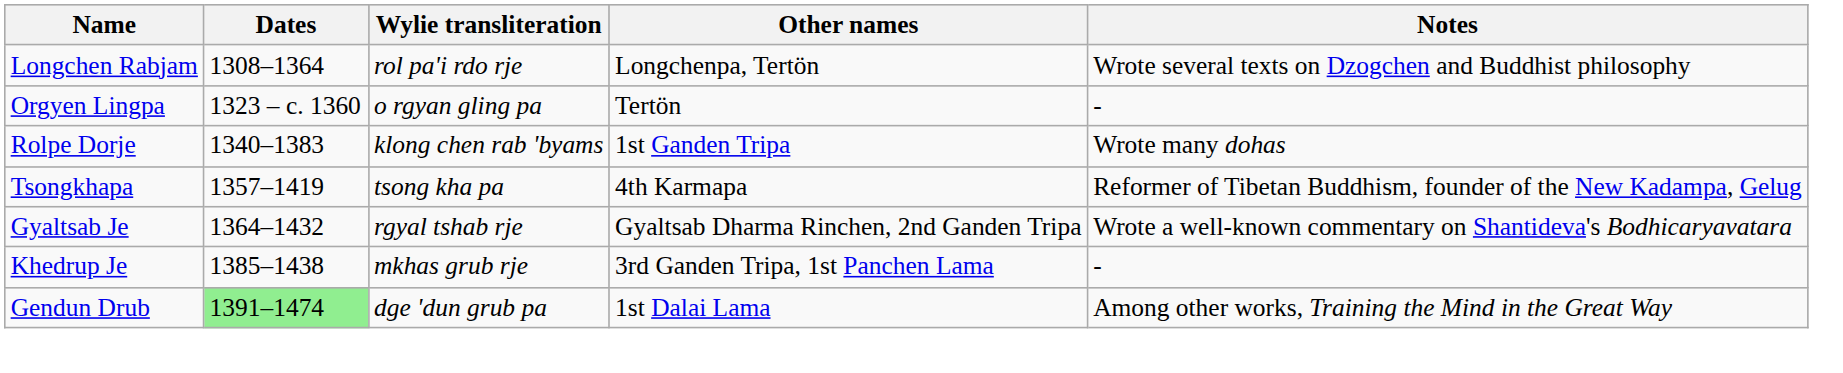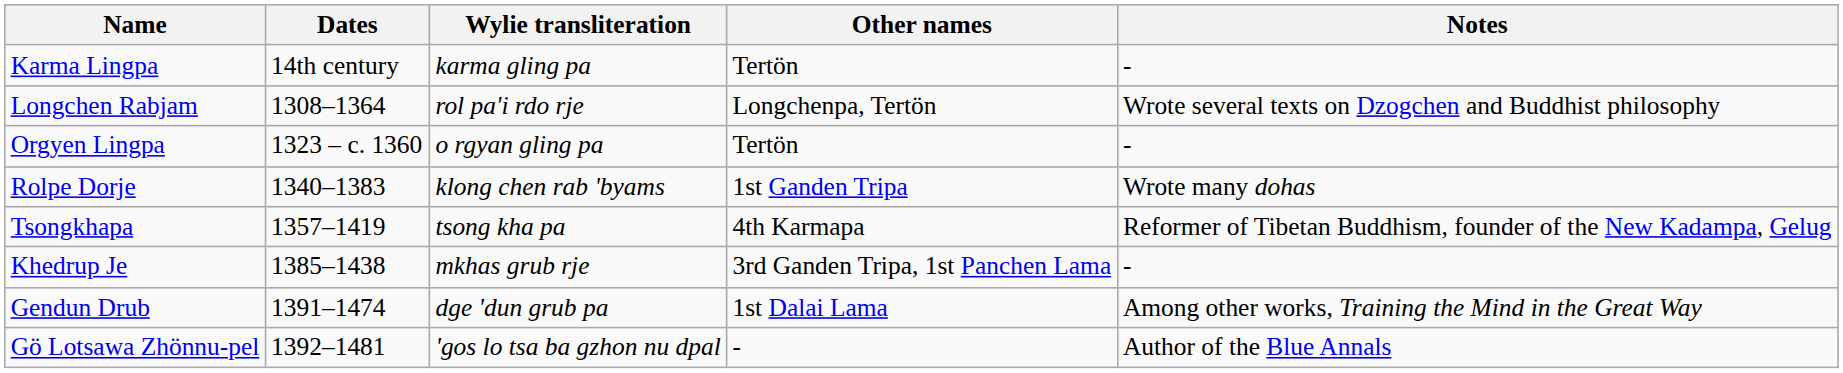+ row: (84, 65)
- row: (70, 226)
(267, 307) lightgreen background -> (328, 307) no background
+ row: (135, 347)
